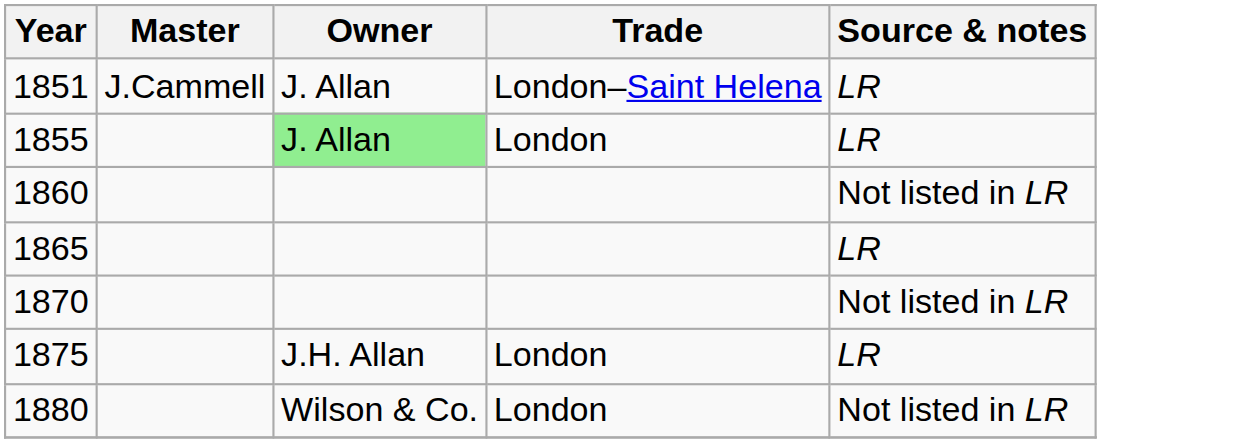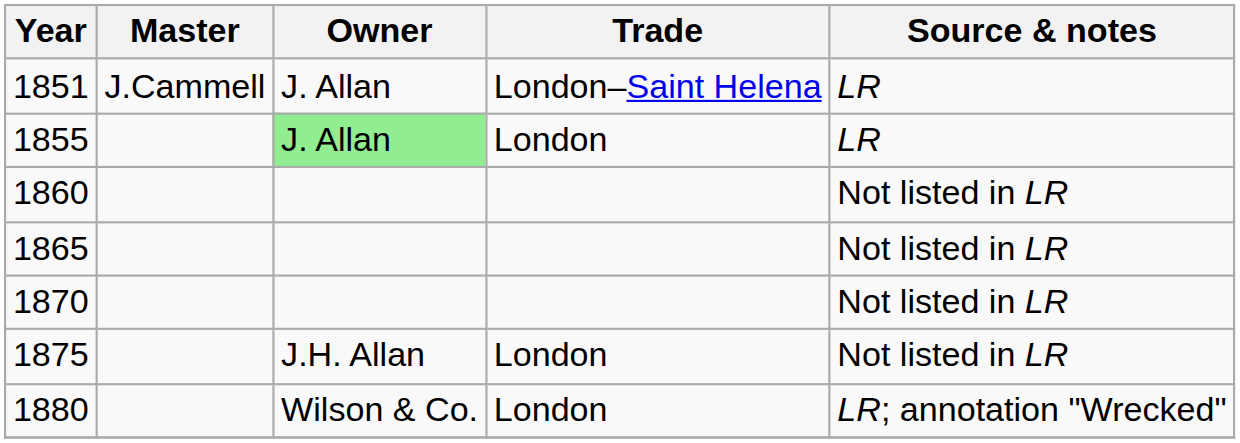(859, 247) LR -> (953, 247) Not listed in LR
(859, 355) LR -> (953, 355) Not listed in LR
(953, 409) Not listed in LR -> (1032, 409) LR; annotation "Wrecked"
